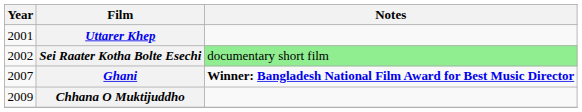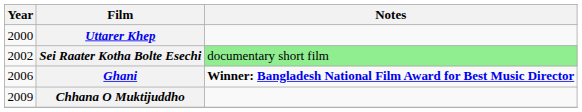(20, 35) 2001 -> (20, 35) 2000
(20, 76) 2007 -> (20, 76) 2006
